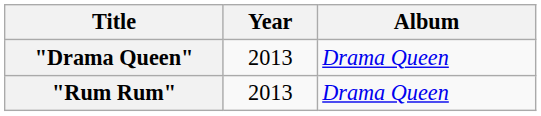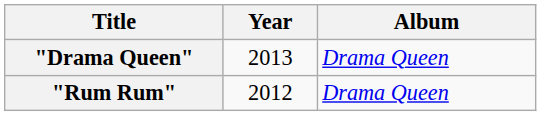(270, 92) 2013 -> (270, 92) 2012
